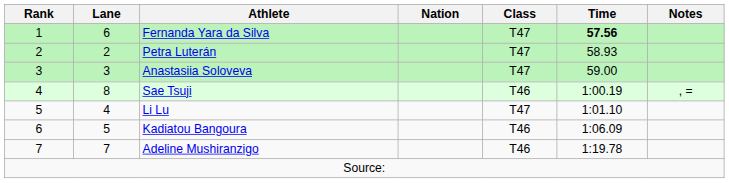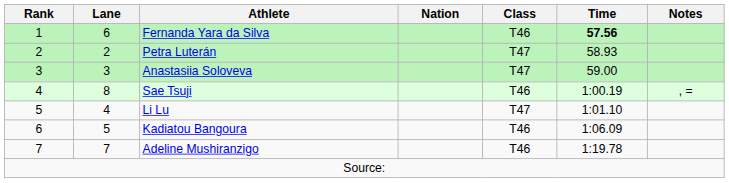(520, 33) T47 -> (520, 33) T46
